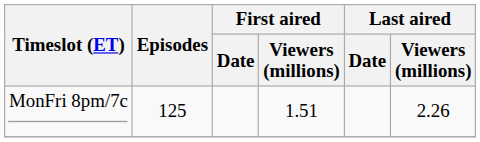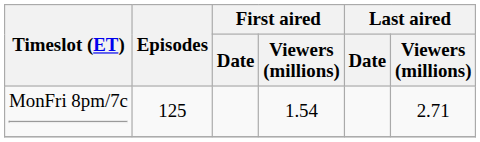(301, 111) 1.51 -> (301, 111) 1.54
(433, 111) 2.26 -> (433, 111) 2.71
